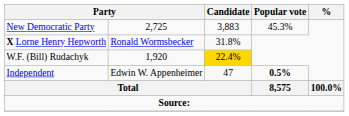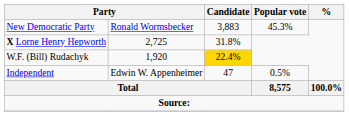(156, 27) 2,725 -> (152, 27) Ronald Wormsbecker
(152, 42) Ronald Wormsbecker -> (156, 42) 2,725
(280, 73) bold -> (280, 73) normal
